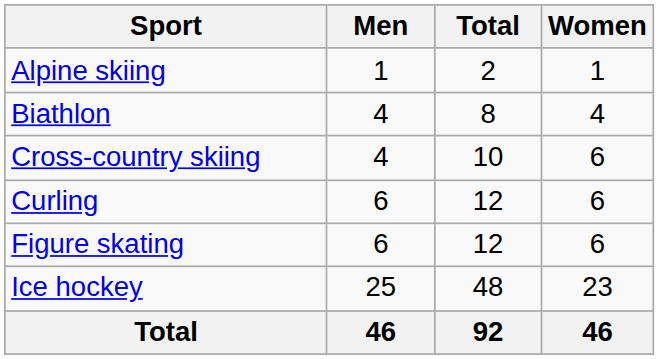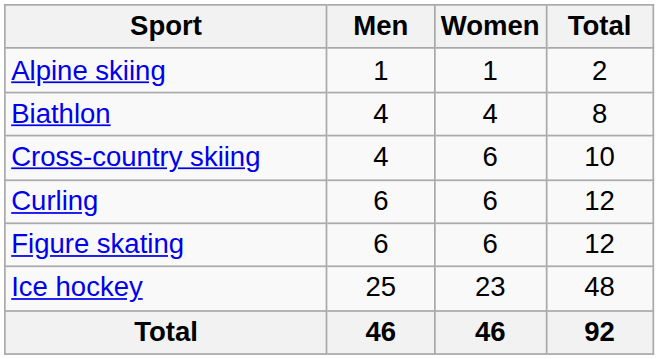columns swapped: (597, 26) <-> (488, 26)
